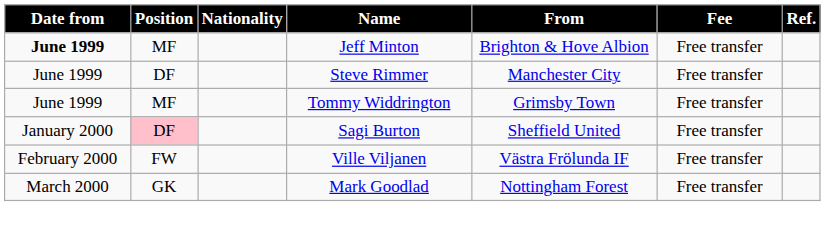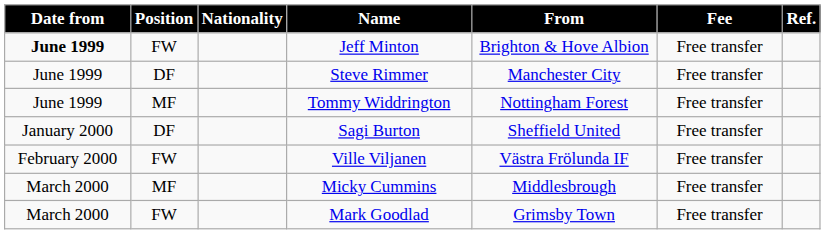(164, 46) MF -> (164, 46) FW
(564, 102) Grimsby Town -> (564, 102) Nottingham Forest
(164, 131) pink background -> (164, 131) no background
+ row: (379, 187)
(164, 187) GK -> (164, 215) FW
(564, 187) Nottingham Forest -> (564, 215) Grimsby Town
